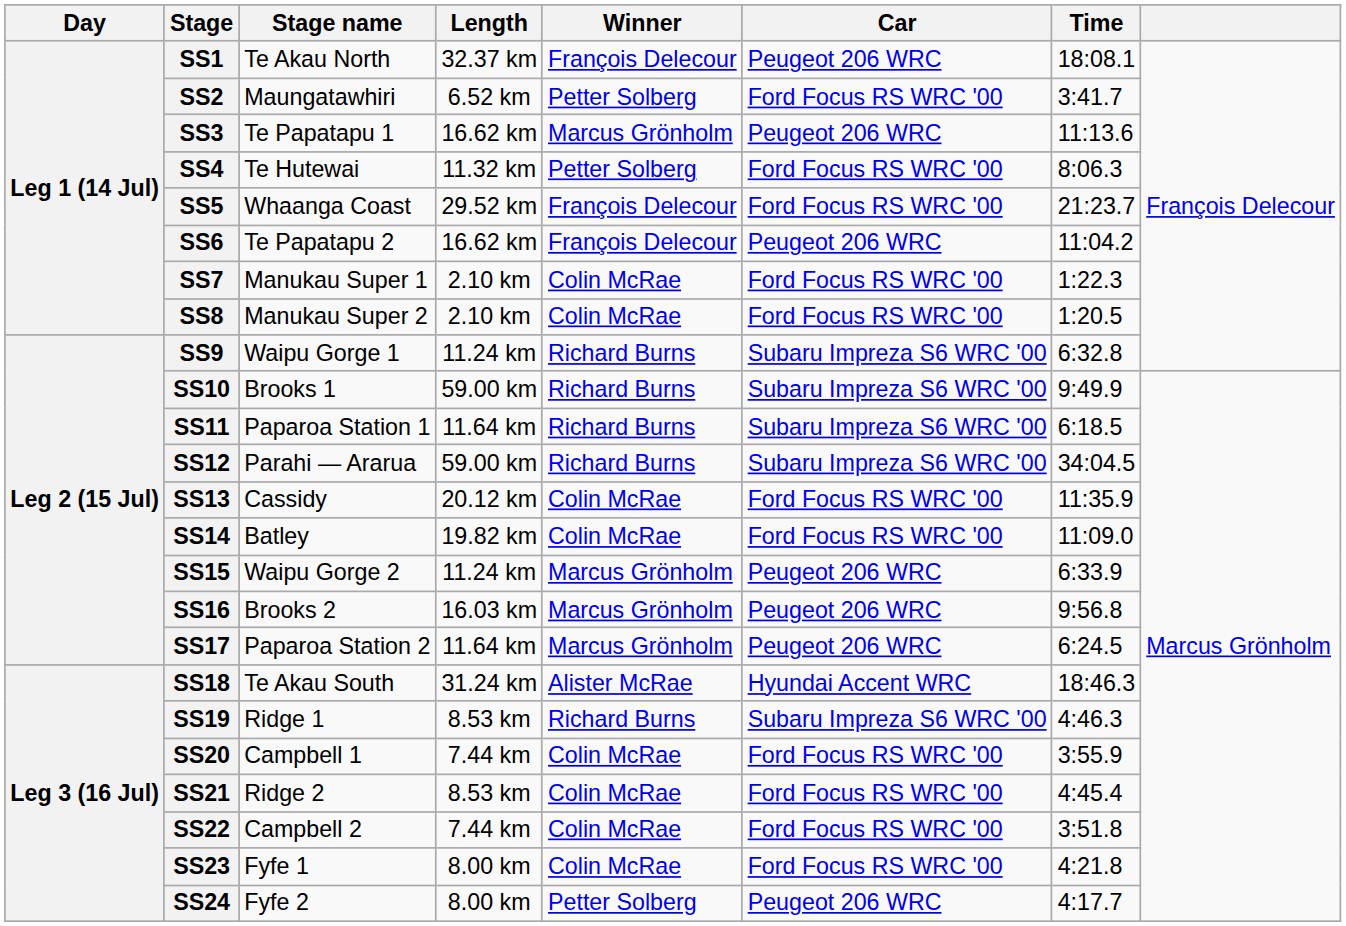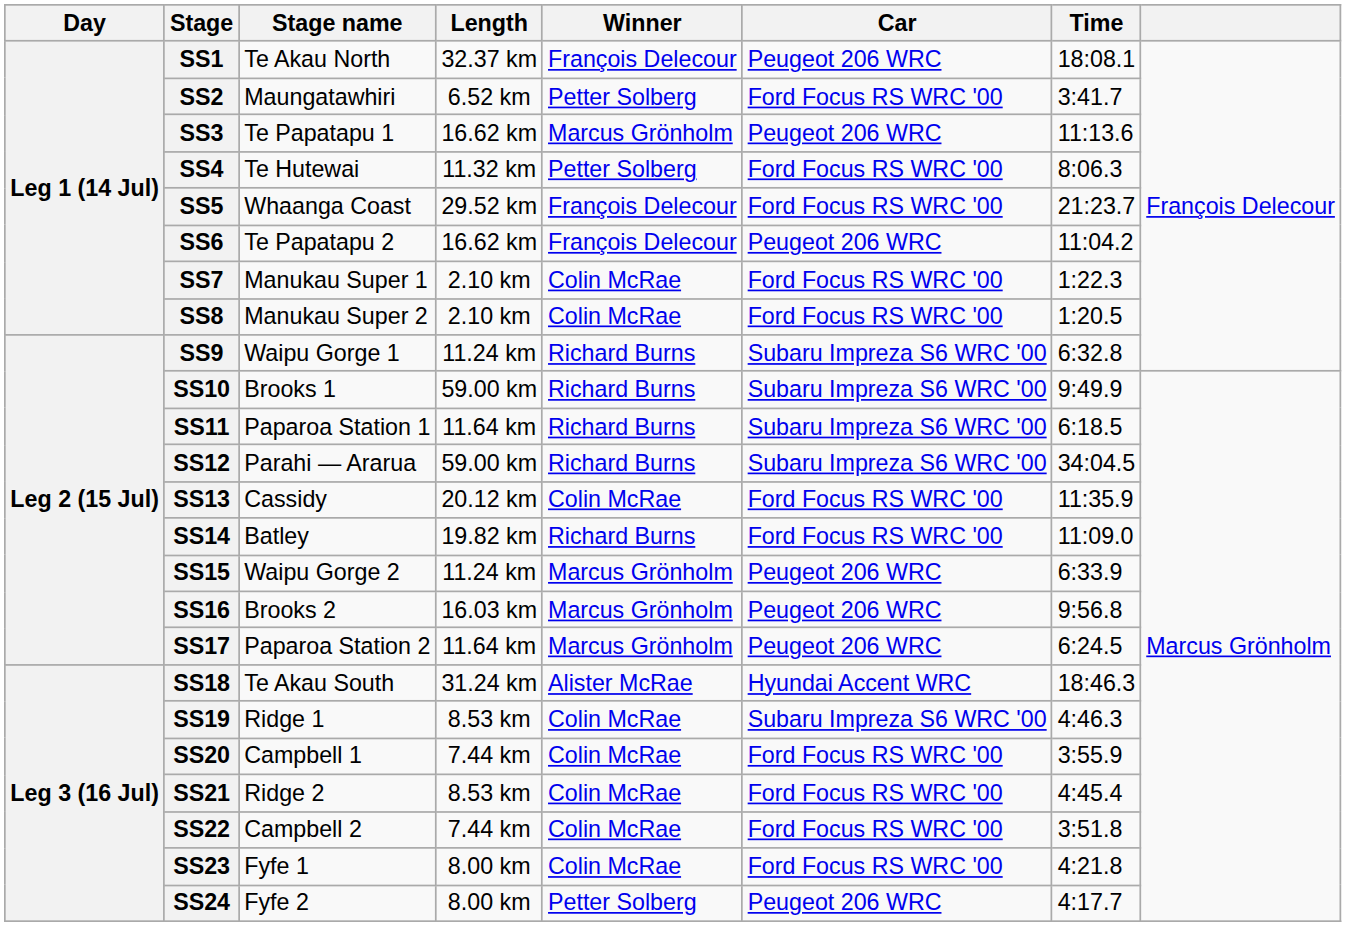(615, 536) Colin McRae -> (622, 536) Richard Burns
(622, 719) Richard Burns -> (615, 719) Colin McRae
